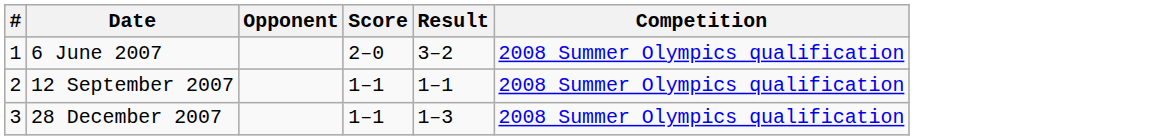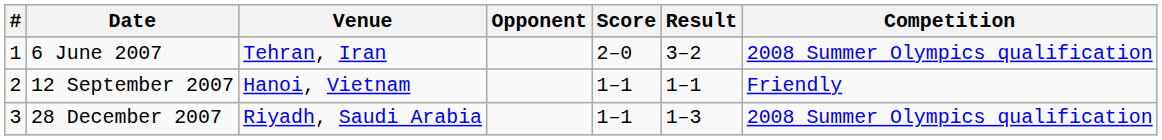+ column: (363, 21)
(701, 86) 2008 Summer Olympics qualification -> (794, 86) Friendly
